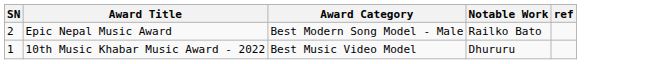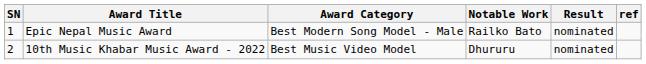+ column: (584, 13)
(10, 31) 2 -> (10, 31) 1
(10, 49) 1 -> (10, 49) 2
